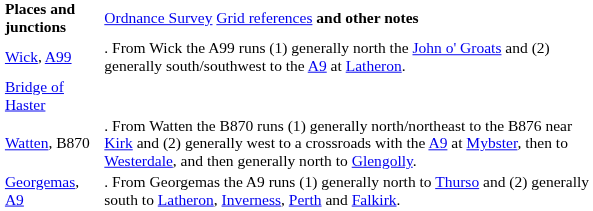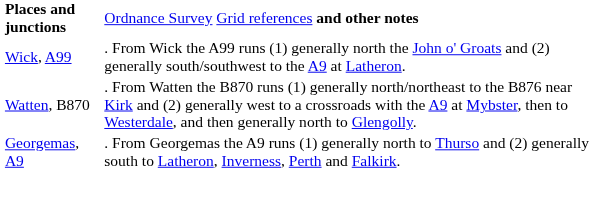- row: (34, 95)
